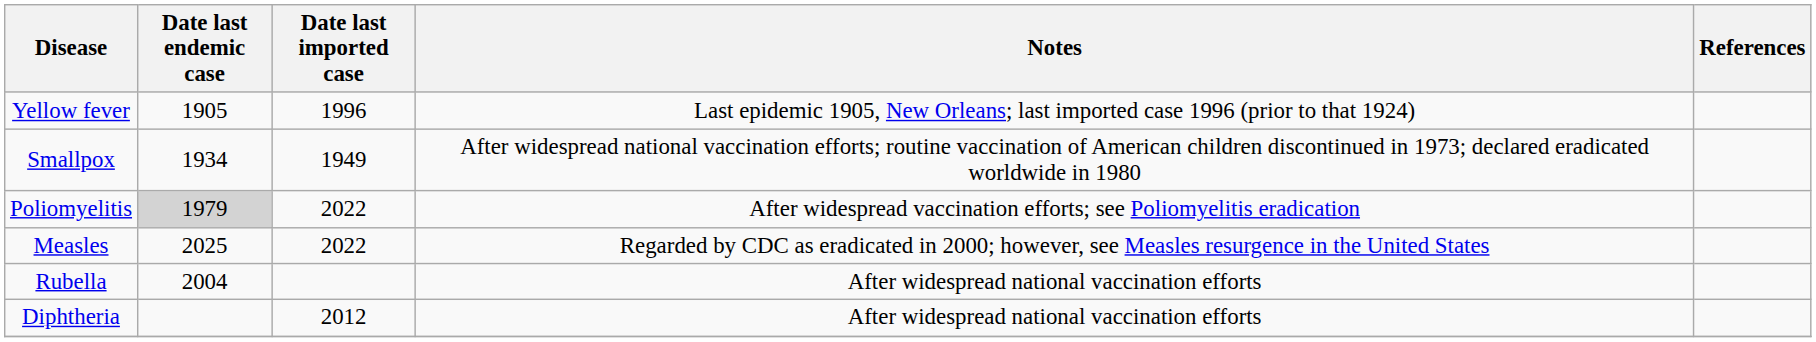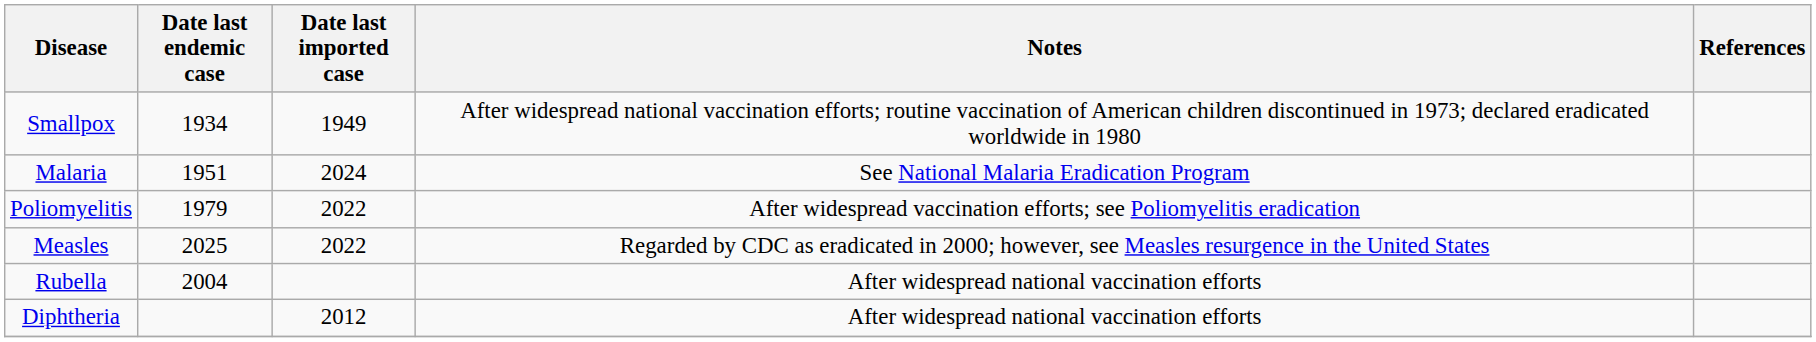- row: (71, 110)
+ row: (71, 172)
(205, 208) lightgrey background -> (205, 208) no background
